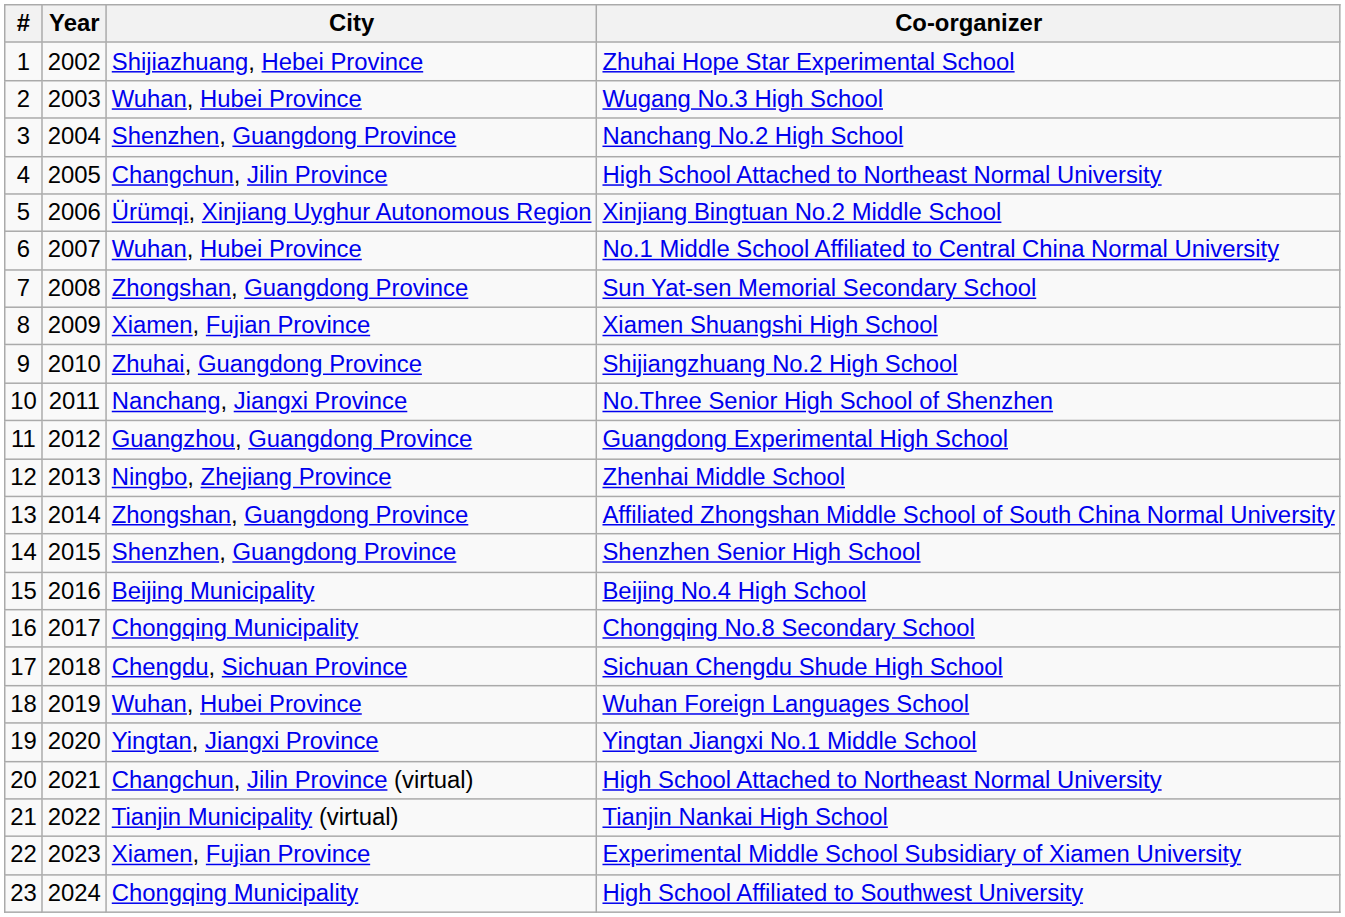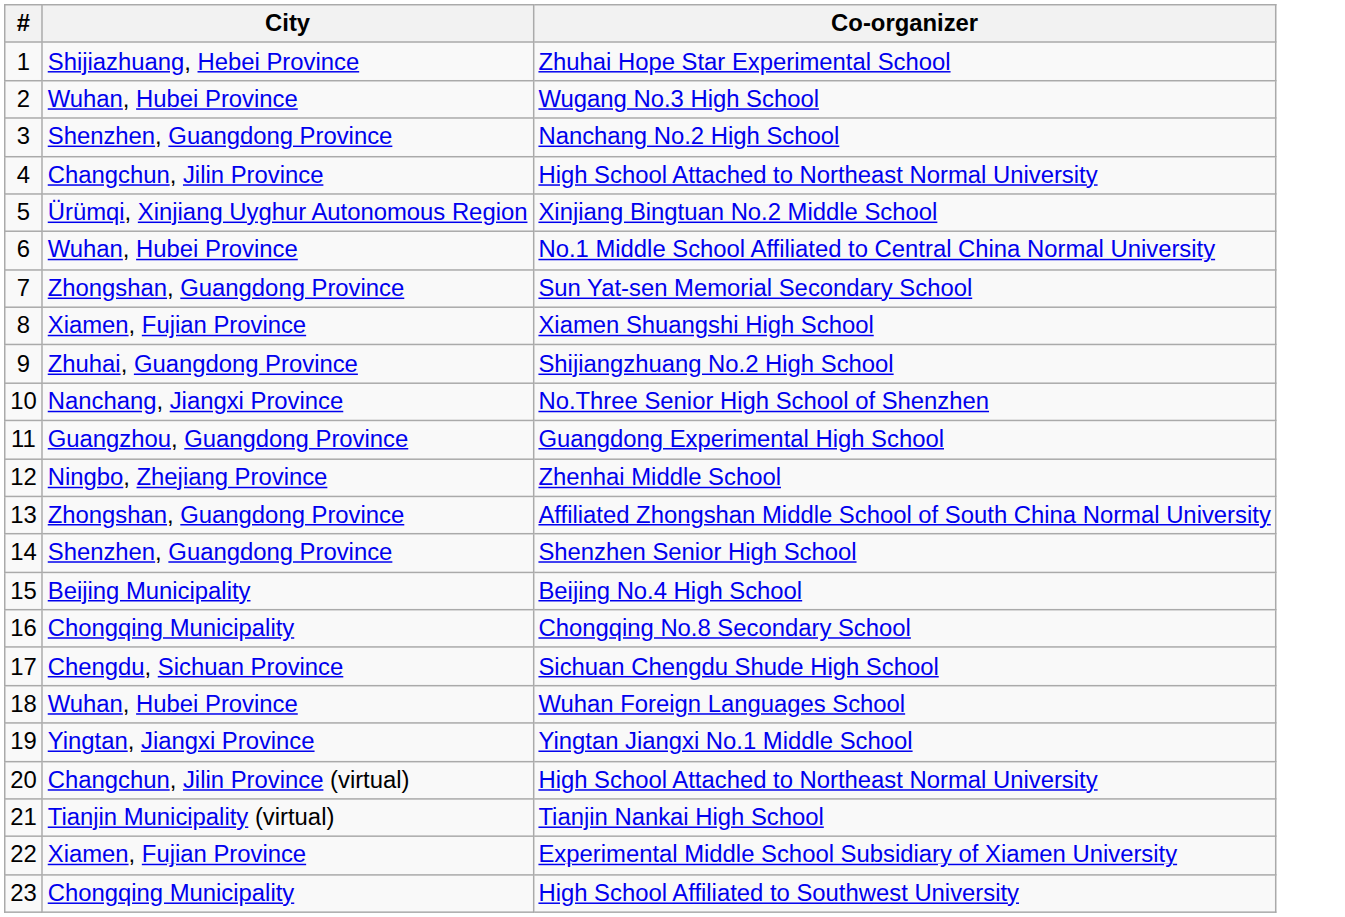- column: (74, 23)
